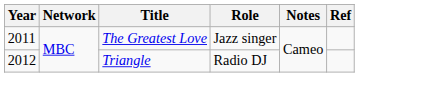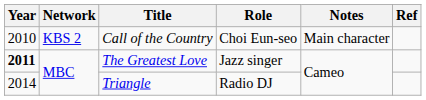+ row: (158, 38)
(22, 38) normal -> (22, 60) bold
(22, 60) 2012 -> (22, 83) 2014
